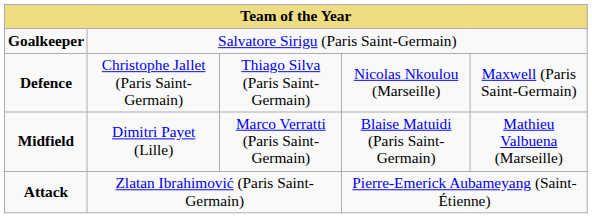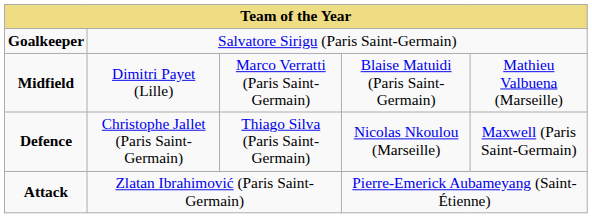rows swapped: (46, 82) <-> (46, 141)
